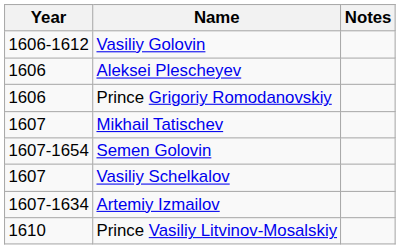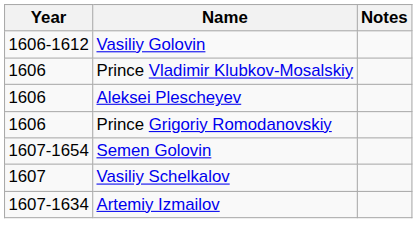+ row: (225, 71)
- row: (160, 124)
- row: (217, 230)
